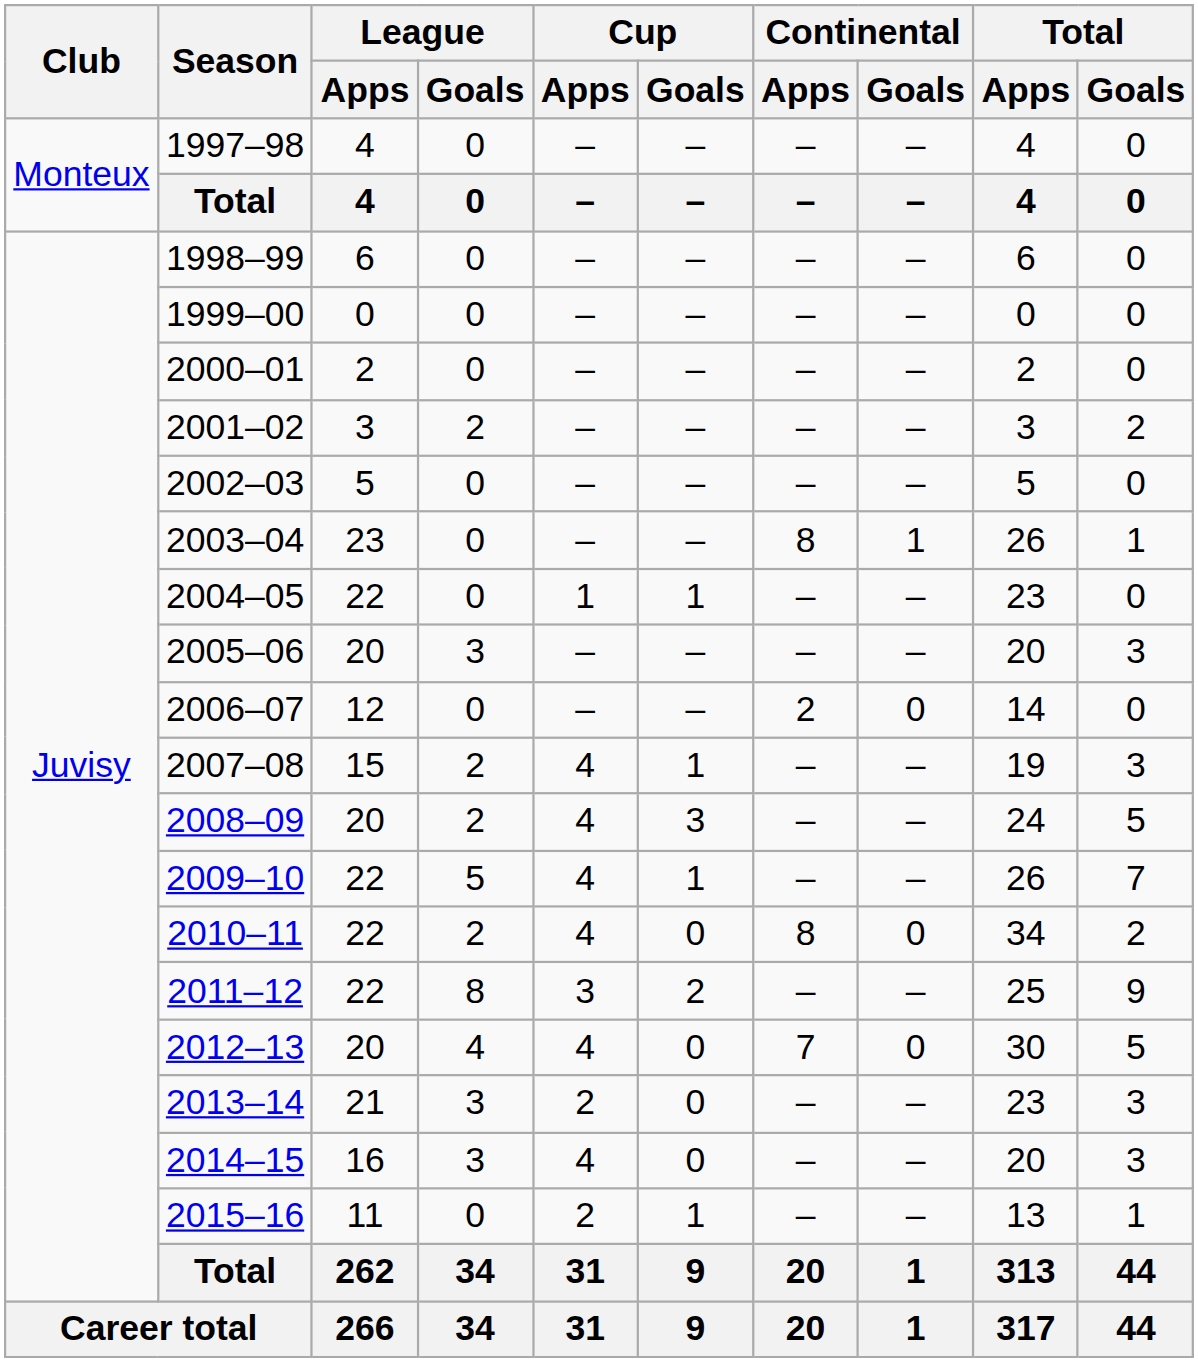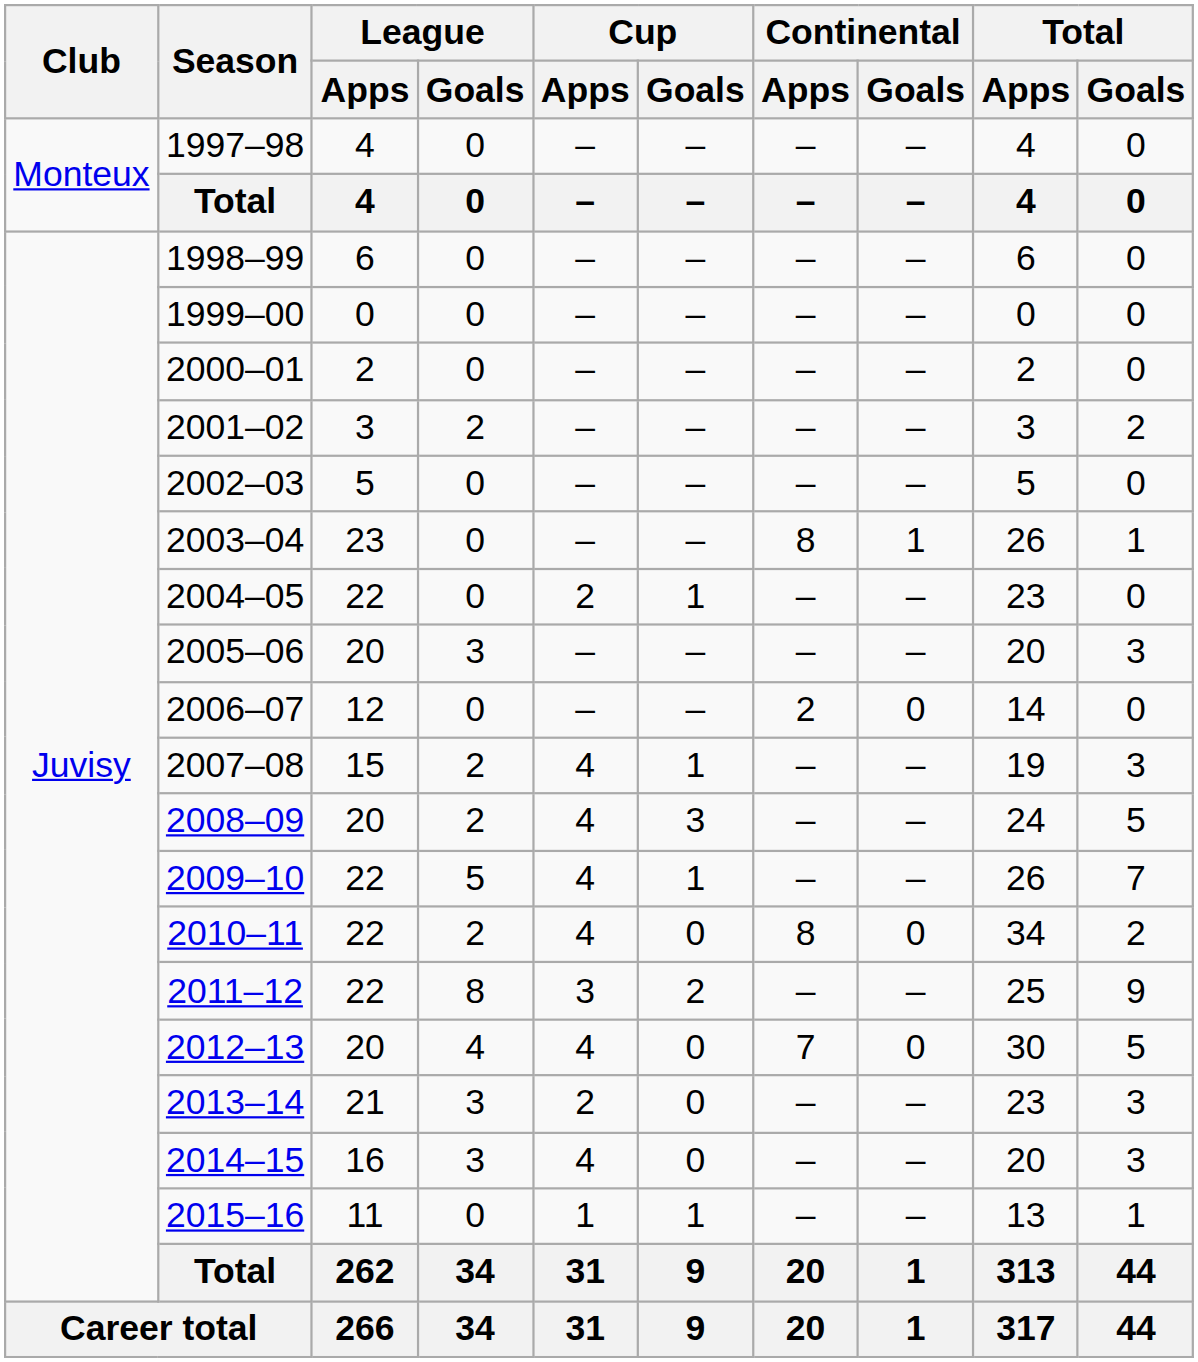(585, 595) 1 -> (585, 595) 2
(585, 1215) 2 -> (585, 1215) 1
